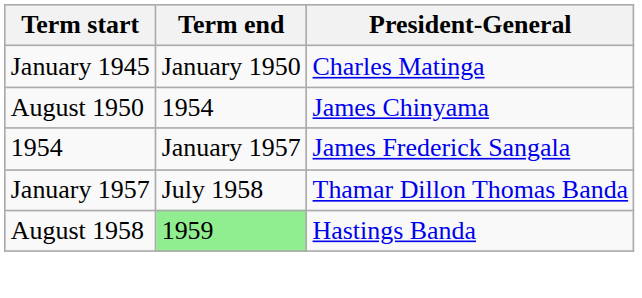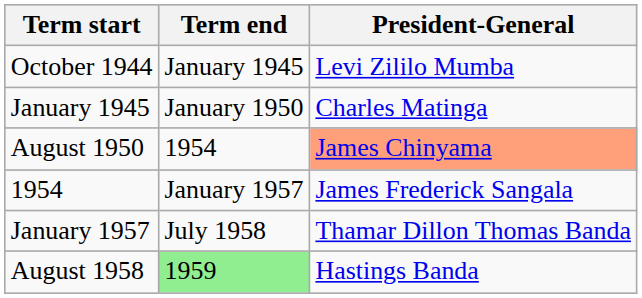+ row: (82, 66)
(401, 107) no background -> (404, 148) lightsalmon background
